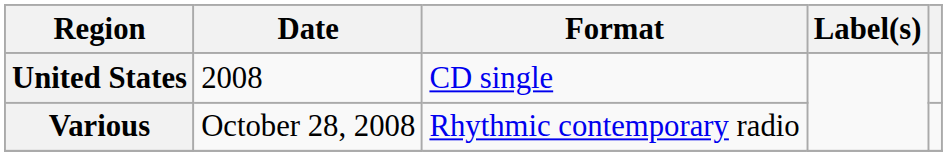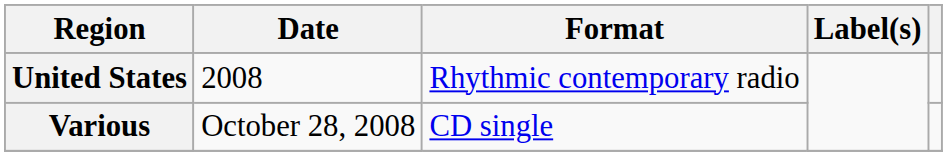(491, 77) CD single -> (615, 77) Rhythmic contemporary radio
(615, 126) Rhythmic contemporary radio -> (491, 126) CD single
